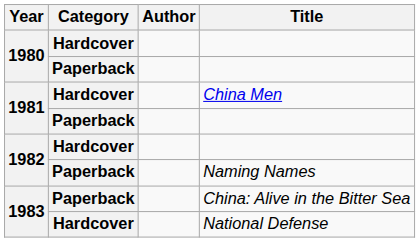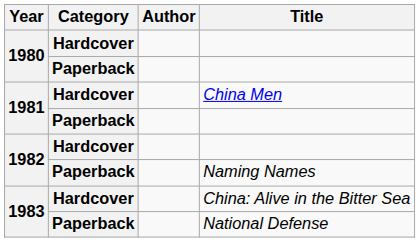(93, 198) Paperback -> (93, 198) Hardcover
(93, 224) Hardcover -> (93, 224) Paperback
